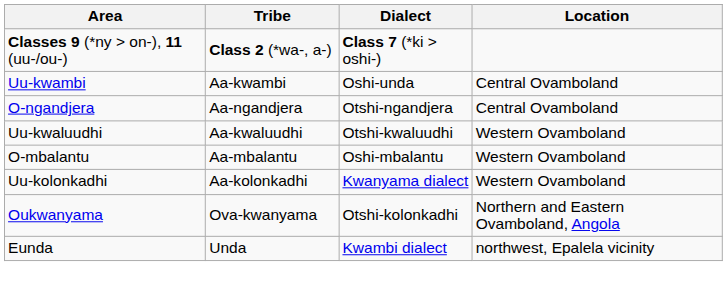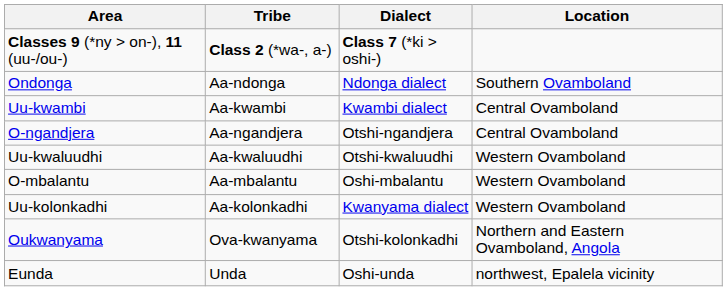+ row: (40, 83)
(378, 83) Oshi-unda -> (395, 108) Kwambi dialect
(395, 248) Kwambi dialect -> (378, 273) Oshi-unda
